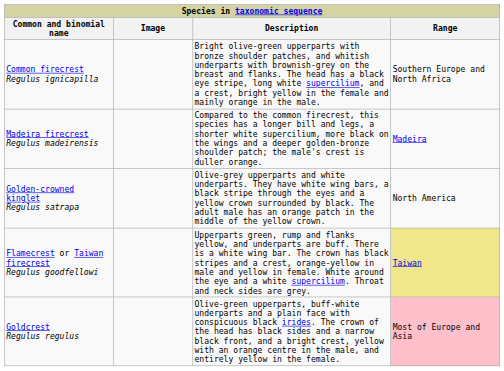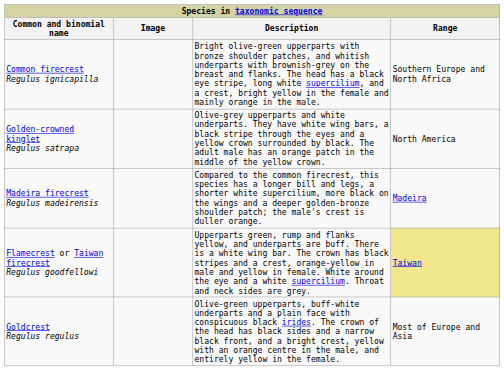rows swapped: (52, 139) <-> (43, 198)
(436, 331) pink background -> (436, 331) no background
